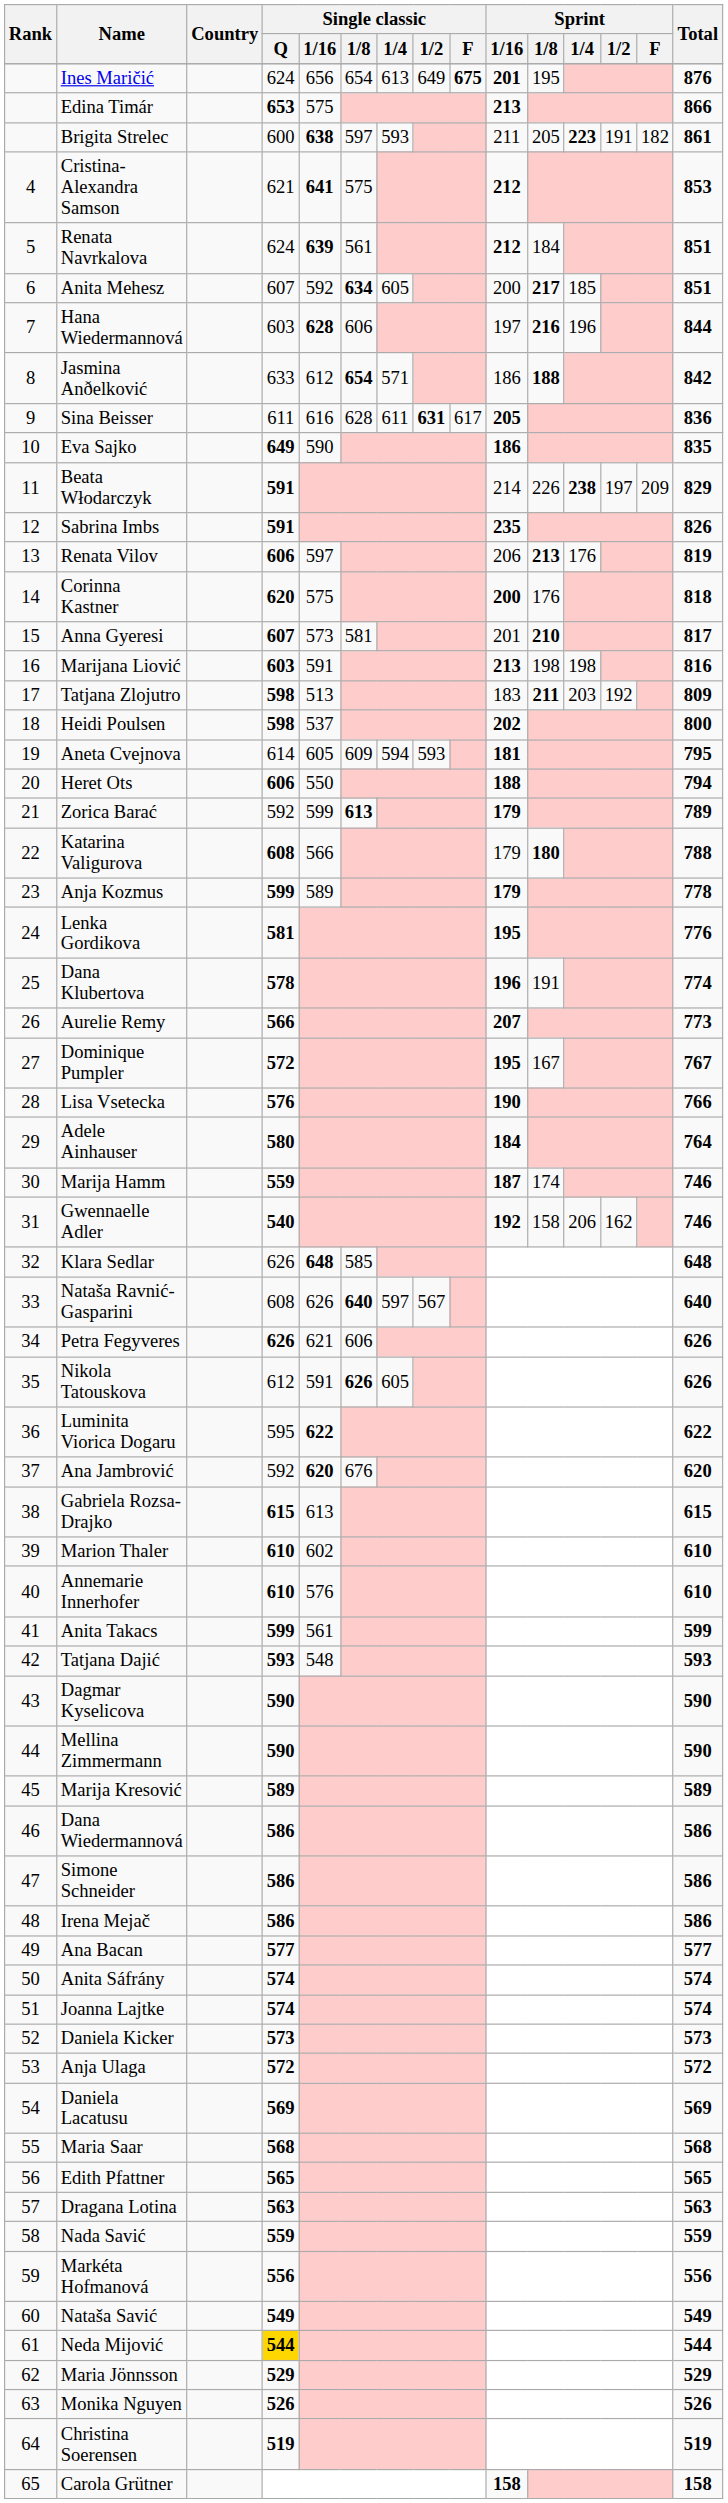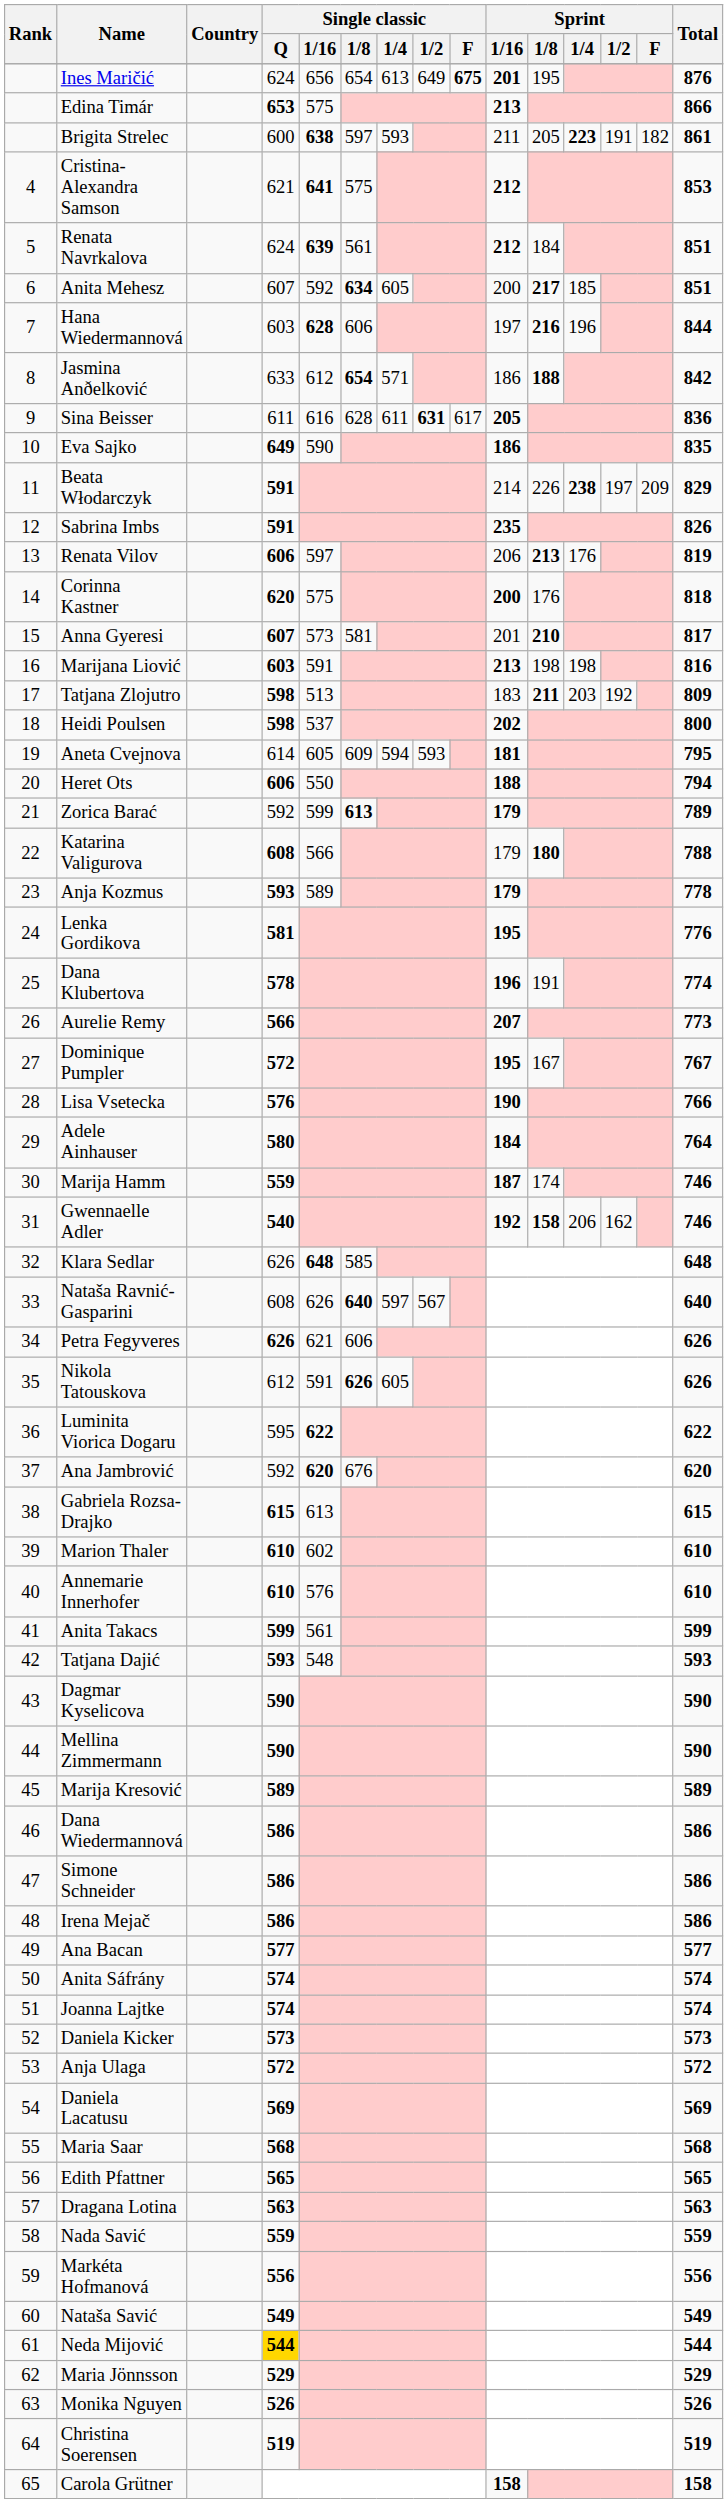(281, 892) 599 -> (281, 892) 593
(546, 1222) normal -> (546, 1222) bold
